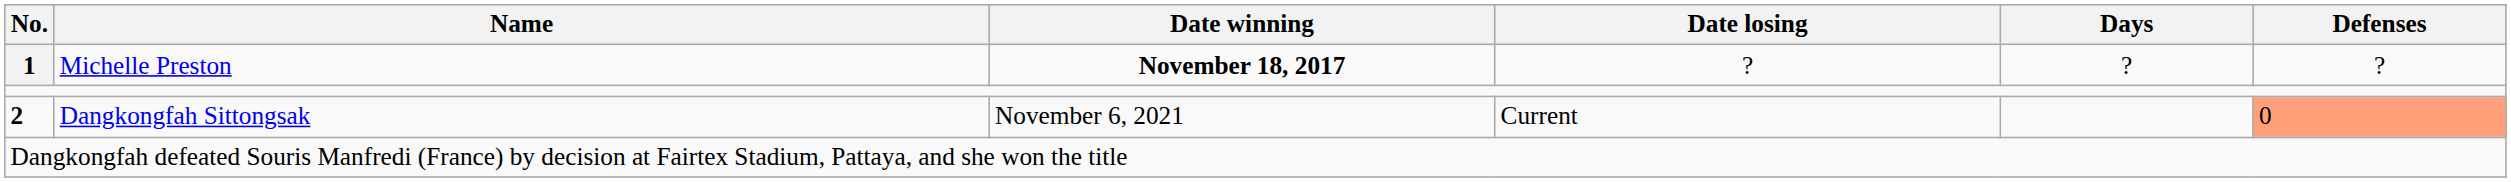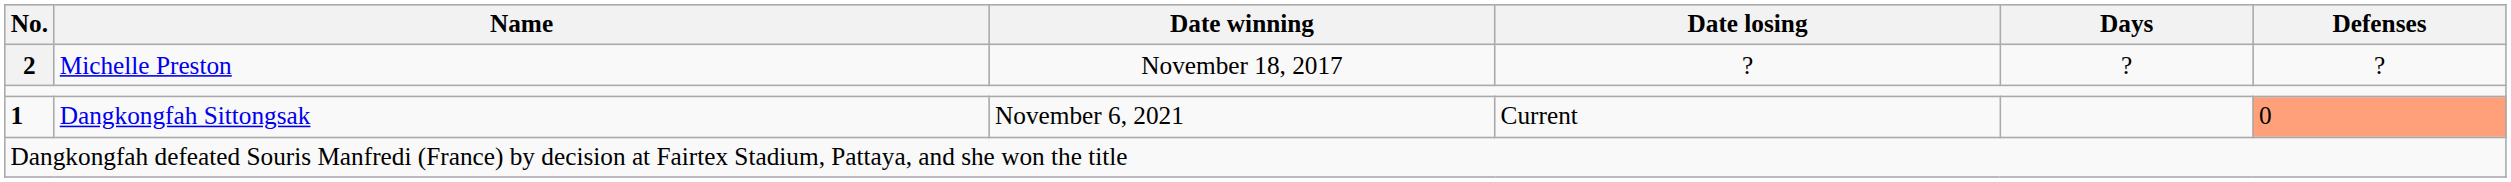(29, 64) 1 -> (29, 64) 2
(1242, 64) bold -> (1242, 64) normal
(17, 116) 2 -> (17, 116) 1
